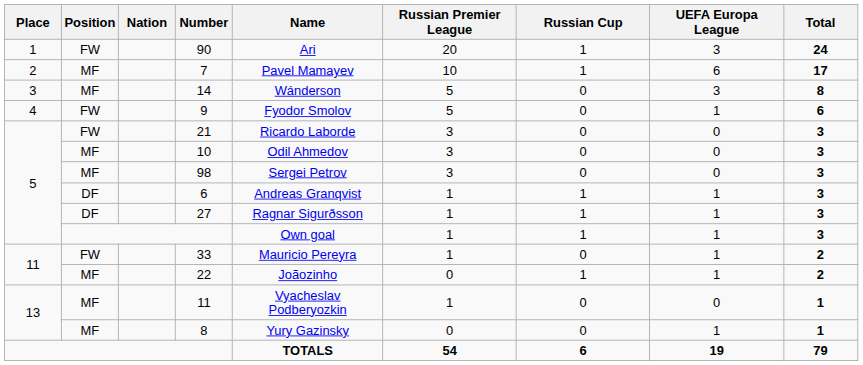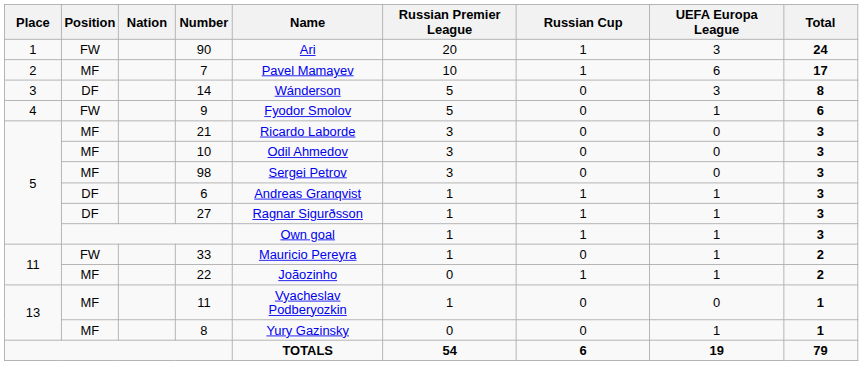(90, 91) MF -> (90, 91) DF
(90, 132) FW -> (90, 132) MF
